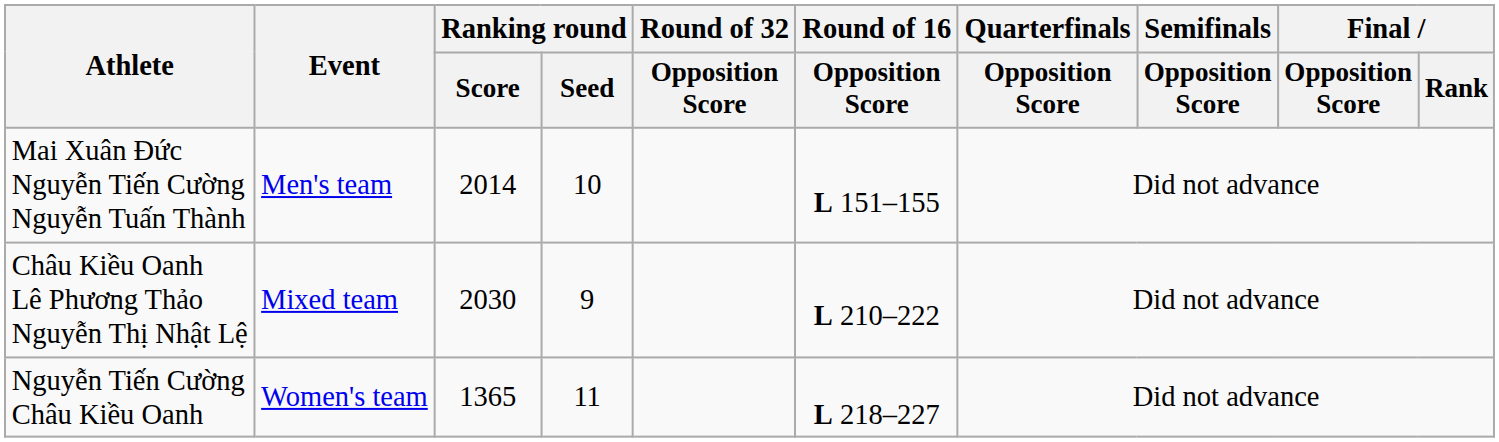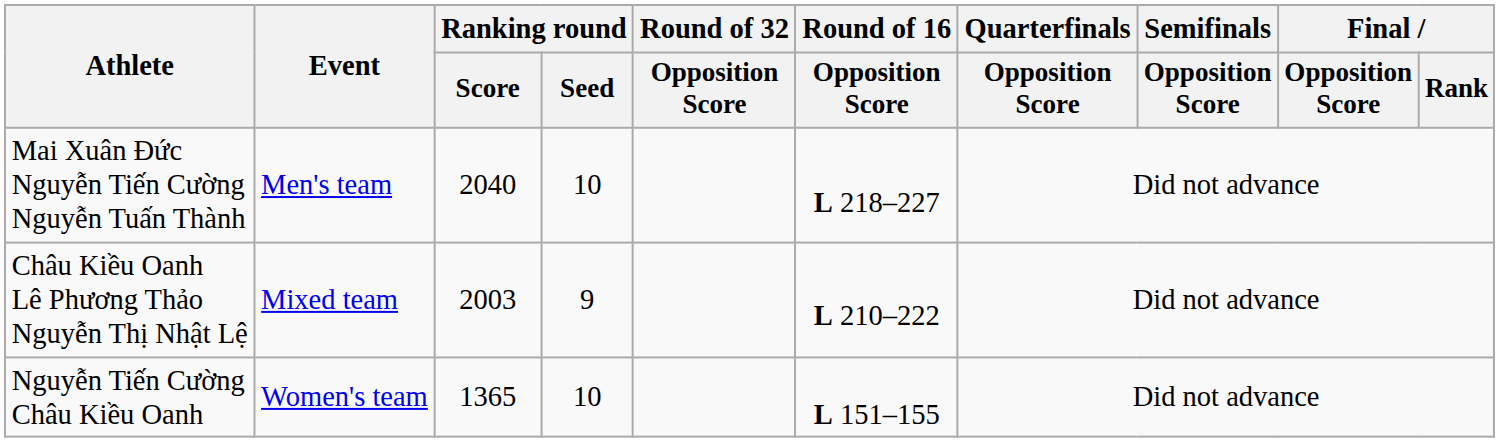(488, 185) 2014 -> (488, 185) 2040
(877, 202) L 151–155 -> (877, 202) L 218–227
(488, 299) 2030 -> (488, 299) 2003
(587, 397) 11 -> (587, 397) 10
(877, 413) L 218–227 -> (877, 413) L 151–155
